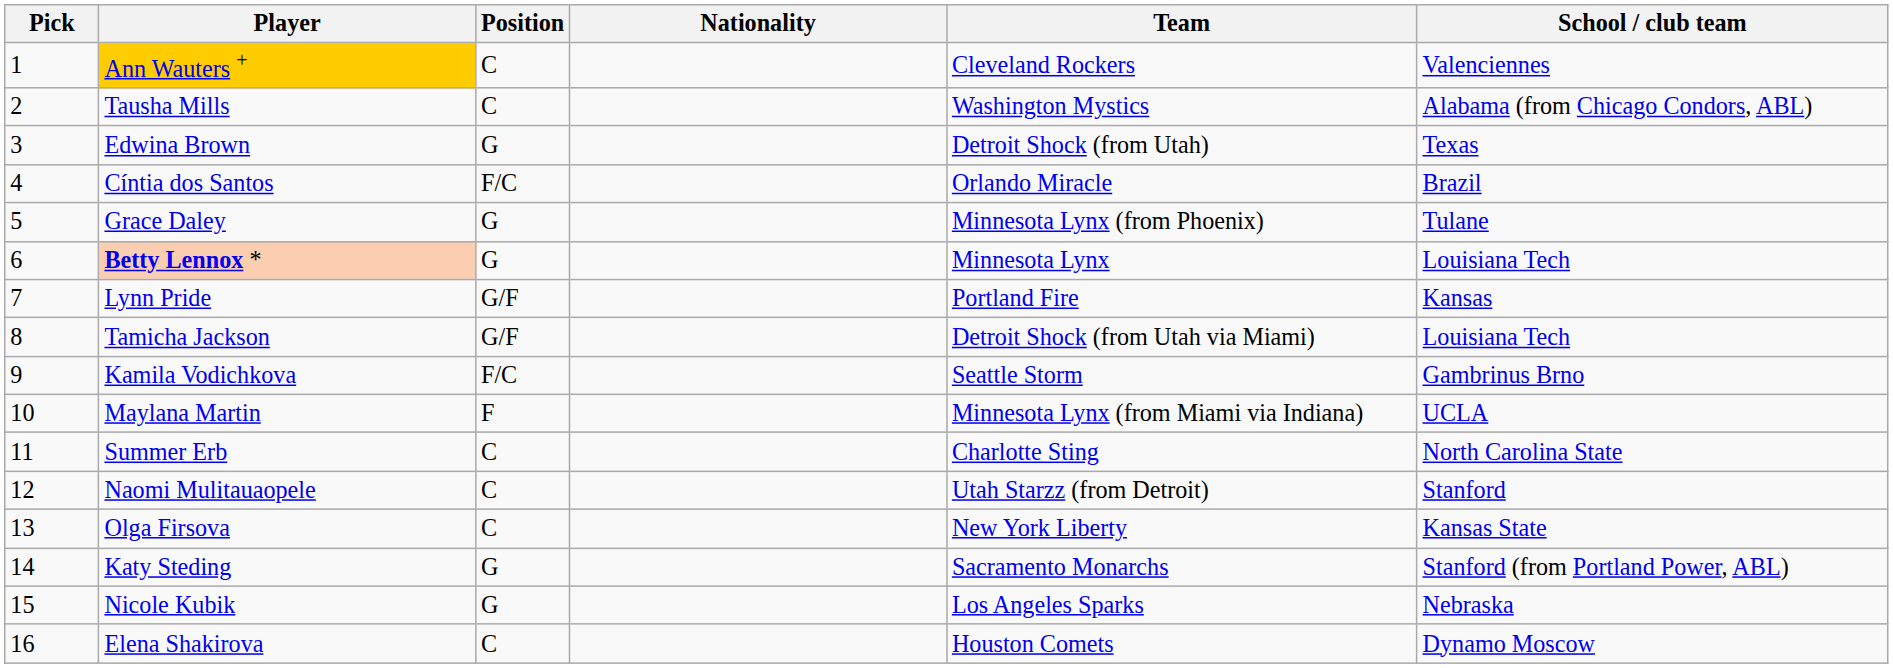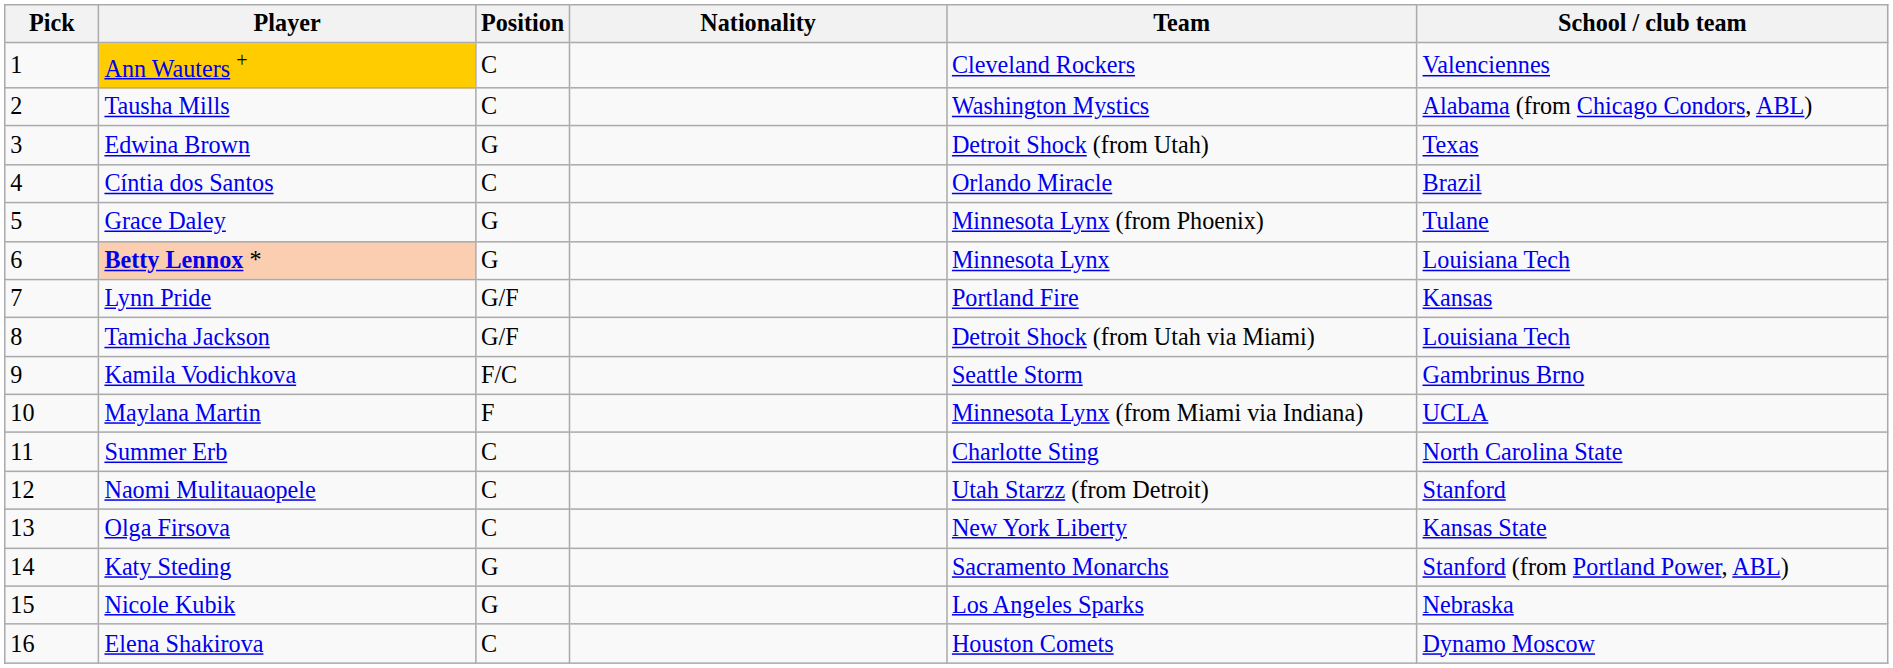(499, 183) F/C -> (489, 183) C
